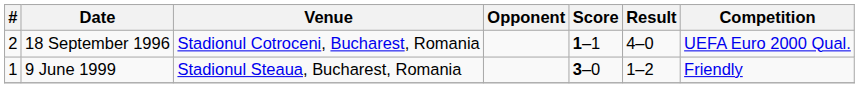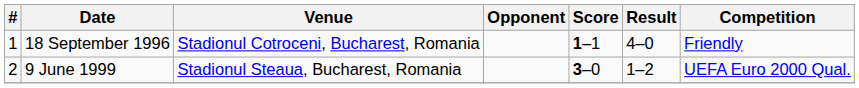(13, 43) 2 -> (13, 43) 1
(767, 43) UEFA Euro 2000 Qual. -> (713, 43) Friendly
(13, 69) 1 -> (13, 69) 2
(713, 69) Friendly -> (767, 69) UEFA Euro 2000 Qual.
